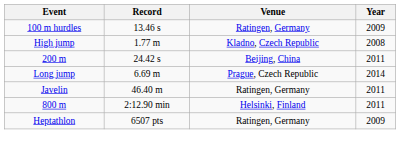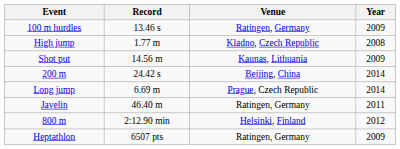+ row: (54, 59)
(376, 59) 2011 -> (376, 74) 2014
(376, 105) 2011 -> (376, 121) 2012
